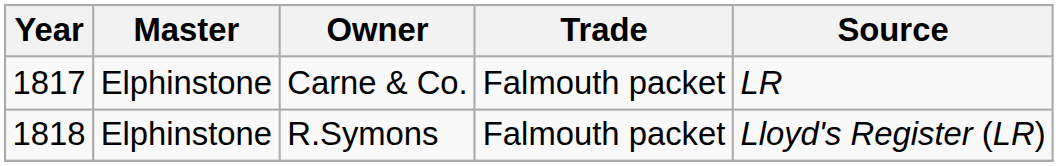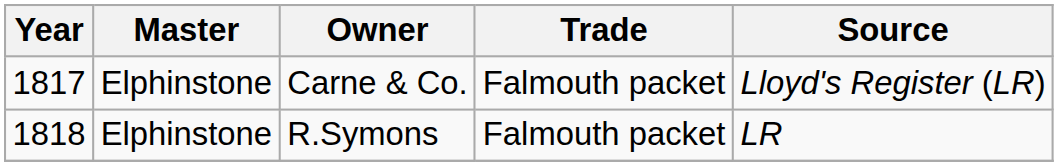(761, 82) LR -> (893, 82) Lloyd's Register (LR)
(893, 134) Lloyd's Register (LR) -> (761, 134) LR
